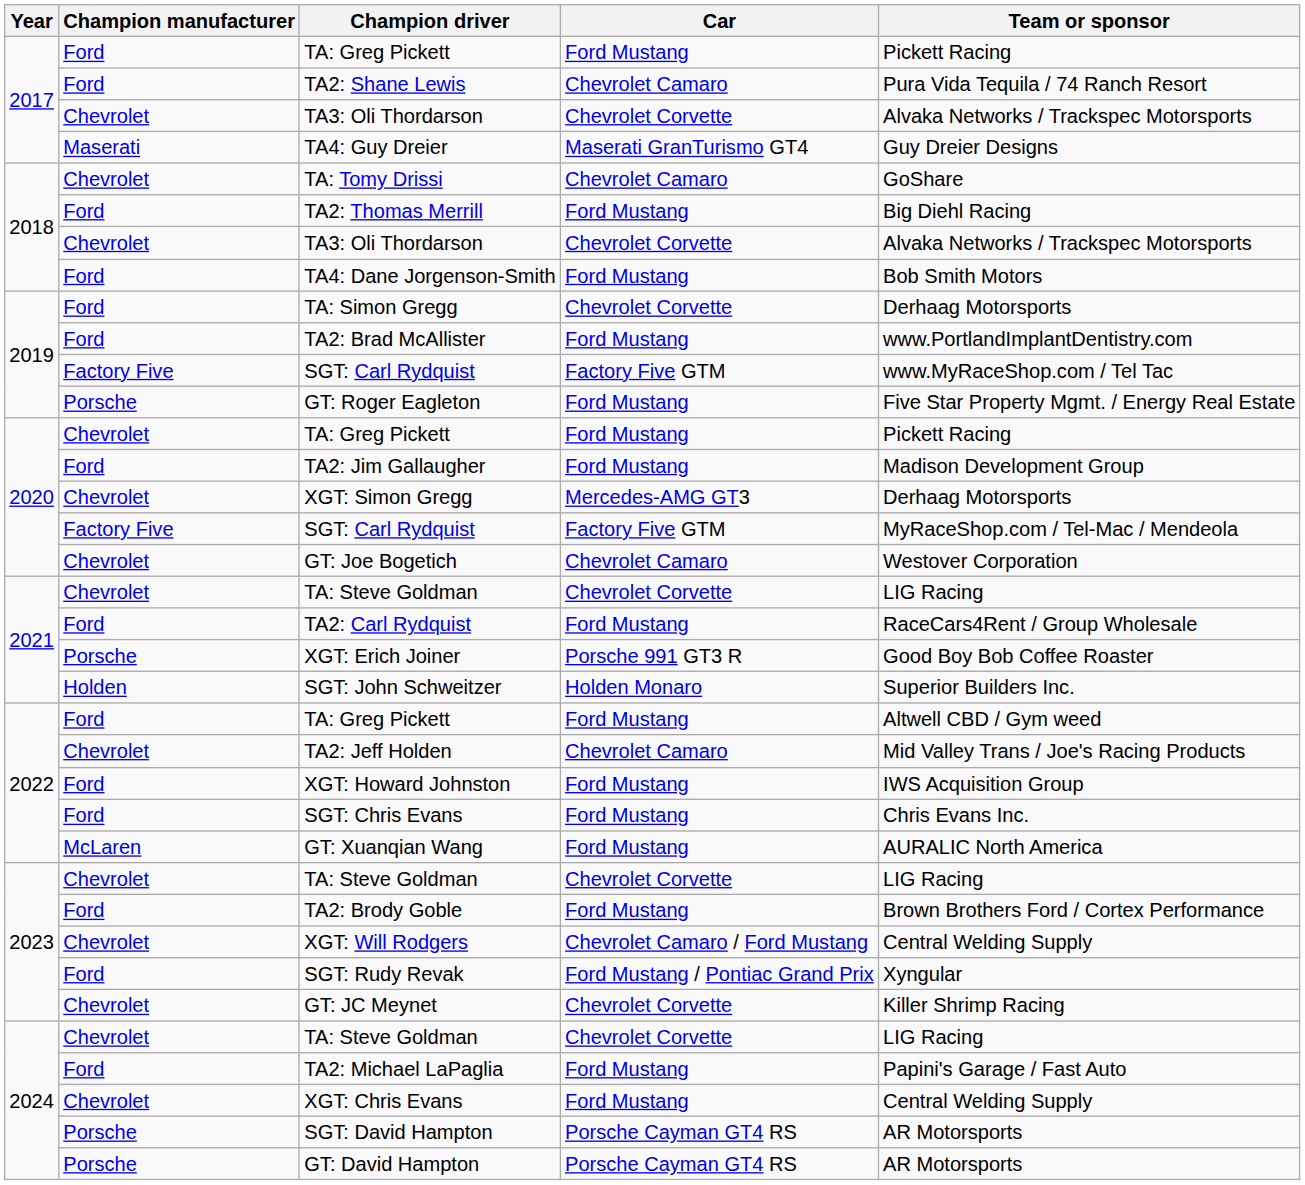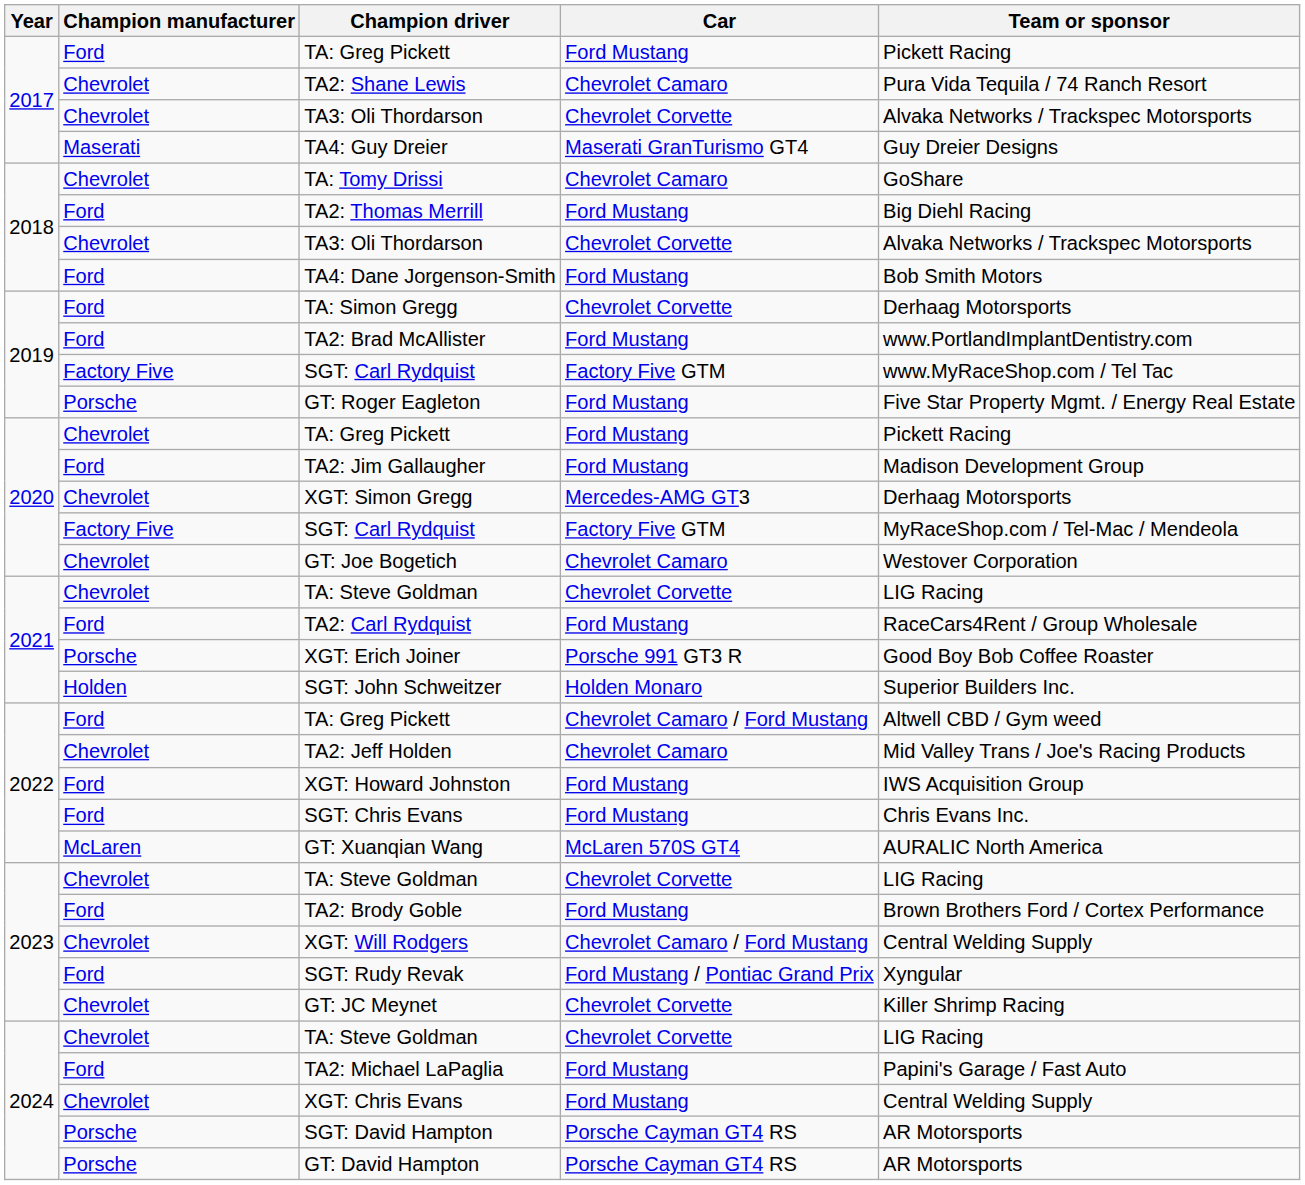(84, 84) Ford -> (106, 84) Chevrolet
(627, 720) Ford Mustang -> (717, 720) Chevrolet Camaro / Ford Mustang
(627, 847) Ford Mustang -> (653, 847) McLaren 570S GT4
